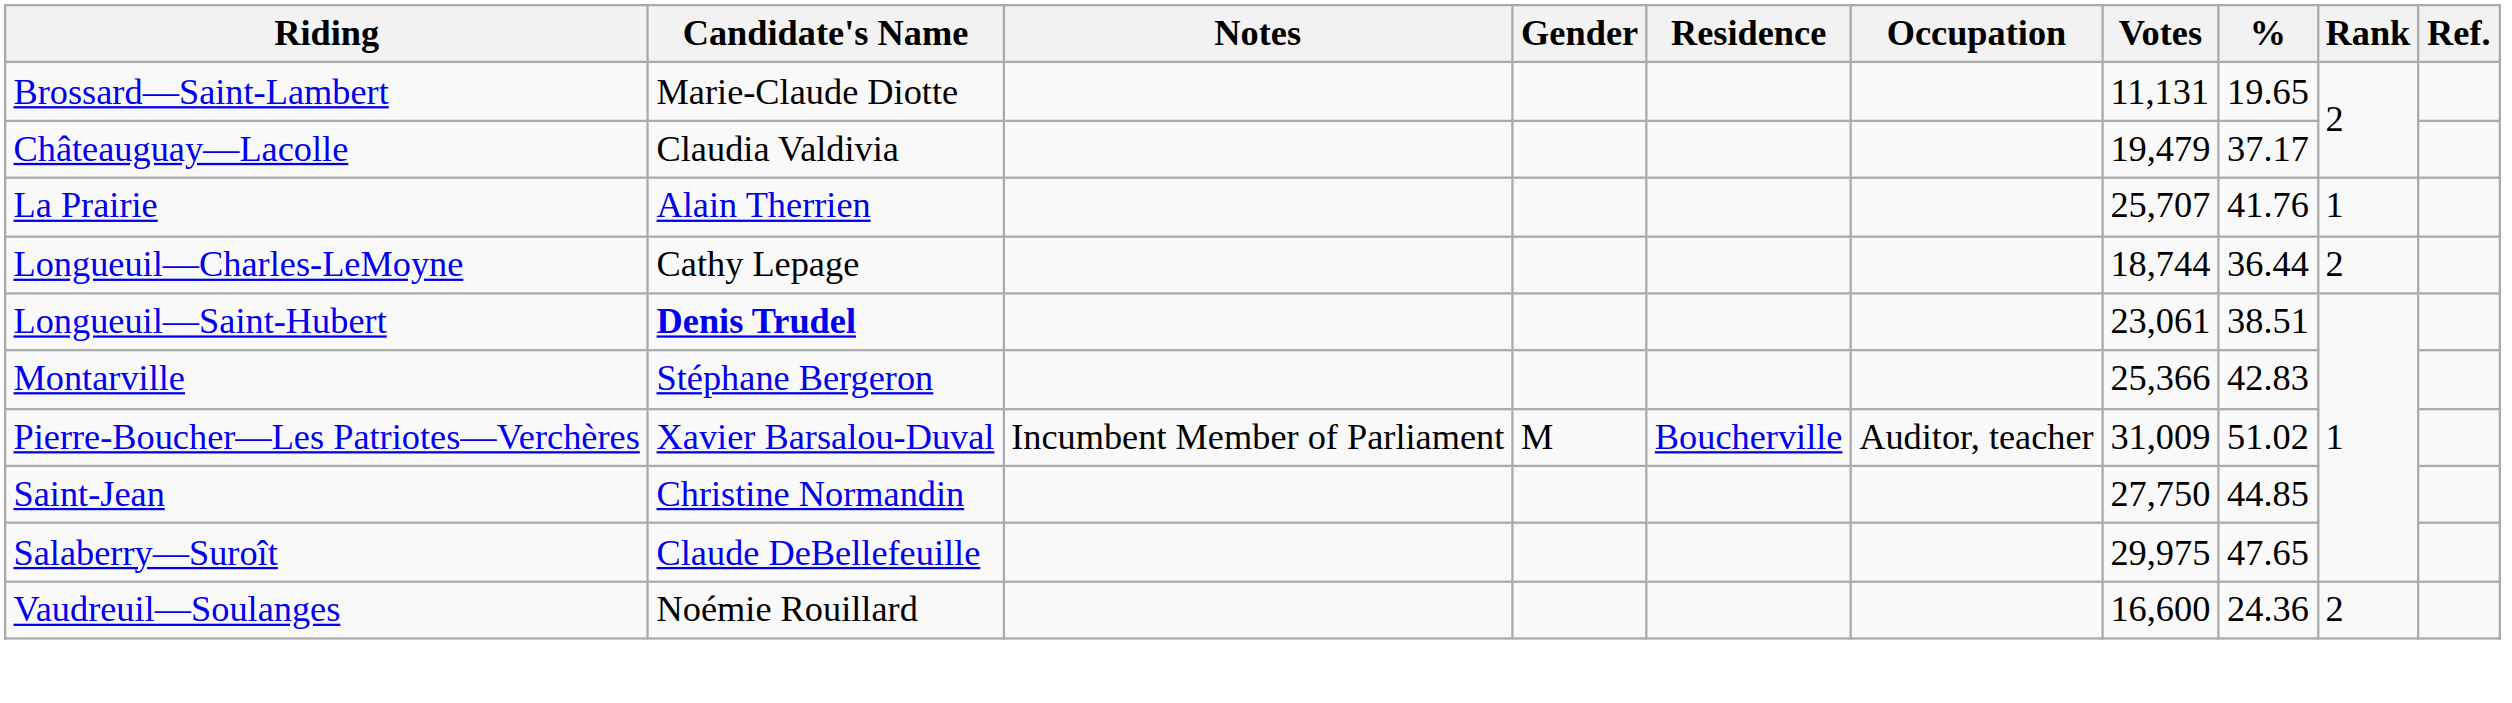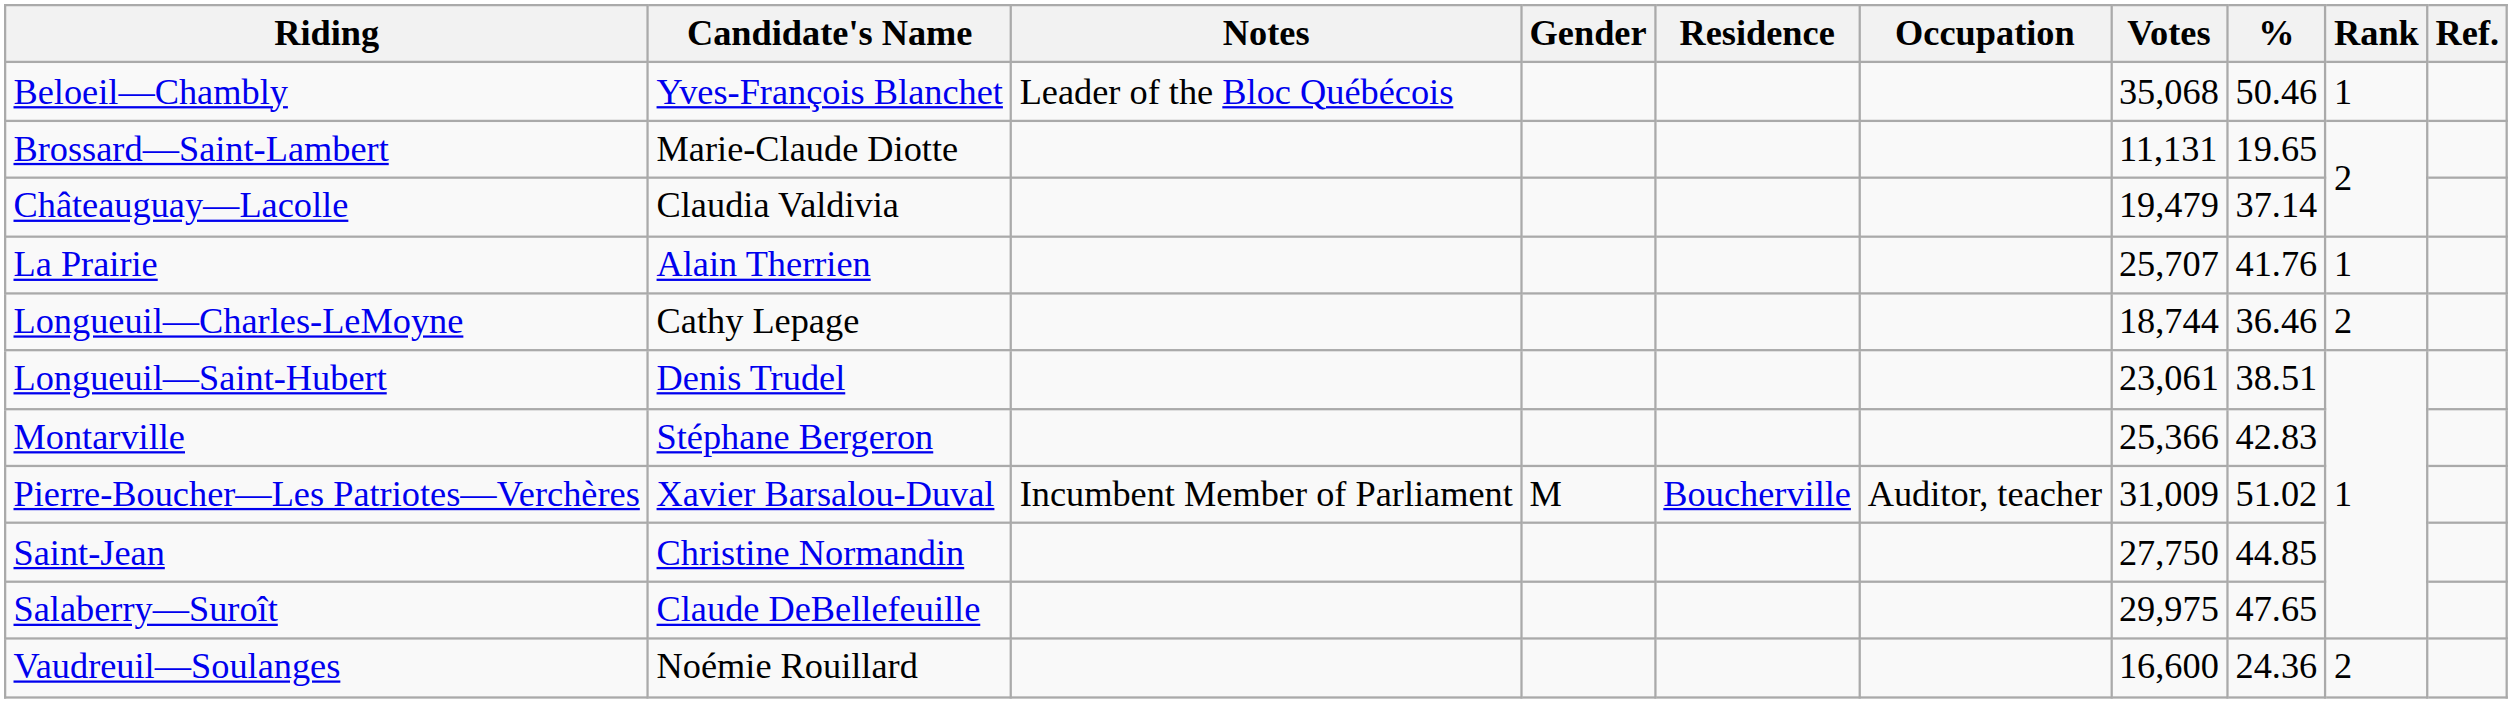+ row: (151, 90)
(2268, 148) 37.17 -> (2276, 206) 37.14
(2268, 263) 36.44 -> (2276, 321) 36.46
(756, 321) bold -> (751, 378) normal
